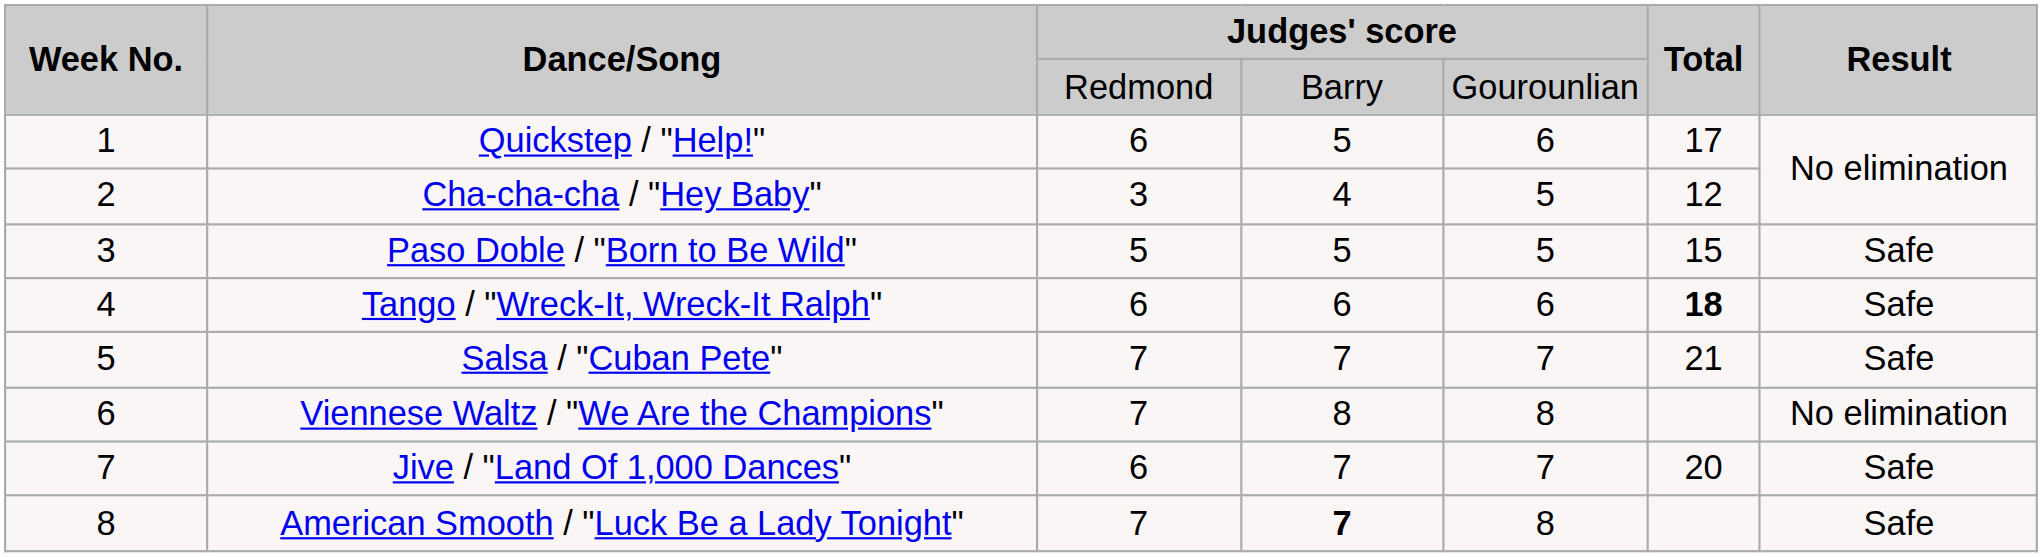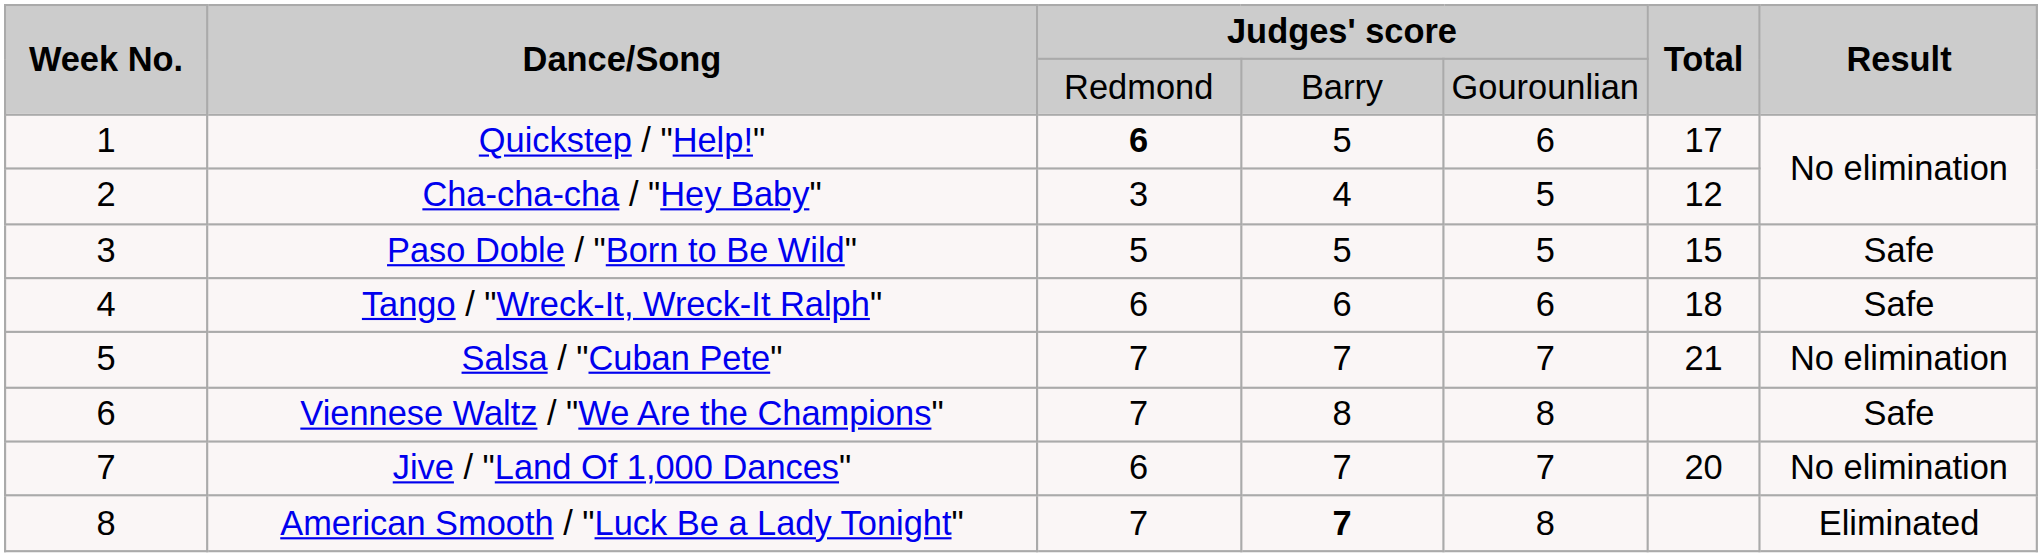(1139, 140) normal -> (1139, 140) bold
(1704, 304) bold -> (1704, 304) normal
(1899, 359) Safe -> (1899, 359) No elimination
(1899, 413) No elimination -> (1899, 413) Safe
(1899, 468) Safe -> (1899, 468) No elimination
(1899, 522) Safe -> (1899, 522) Eliminated
